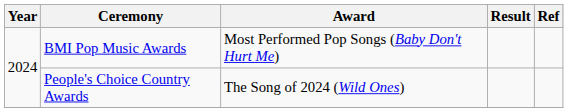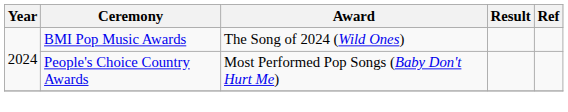(343, 47) Most Performed Pop Songs (Baby Don't Hurt Me) -> (314, 39) The Song of 2024 (Wild Ones)
(314, 87) The Song of 2024 (Wild Ones) -> (343, 71) Most Performed Pop Songs (Baby Don't Hurt Me)
